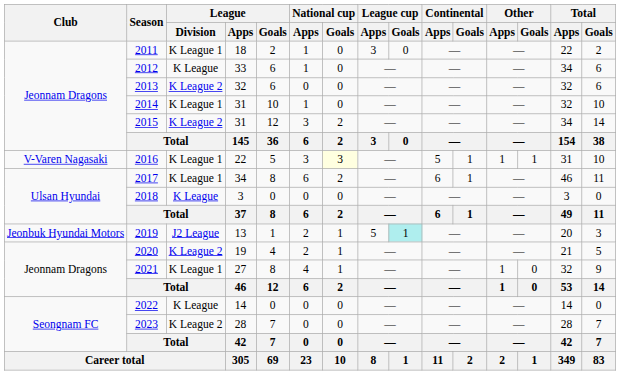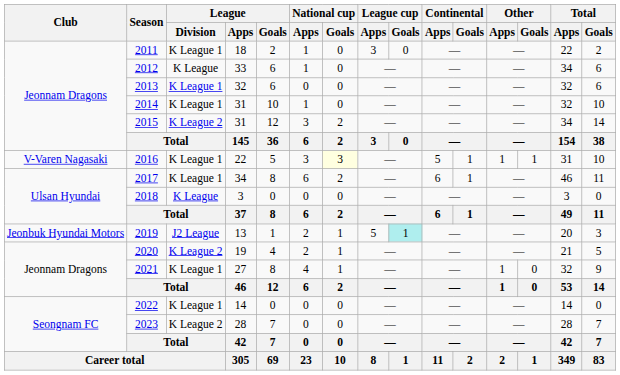(196, 86) K League 2 -> (196, 86) K League 1
(196, 305) K League -> (196, 305) K League 1
